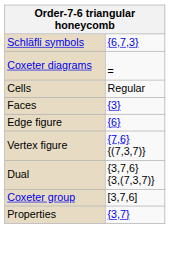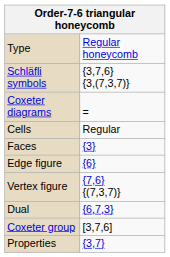+ row: (19, 48)
(123, 42) {6,7,3} -> (106, 77) {3,7,6} {3,(7,3,7)}
(131, 174) {3,7,6} {3,(7,3,7)} -> (98, 210) {6,7,3}
